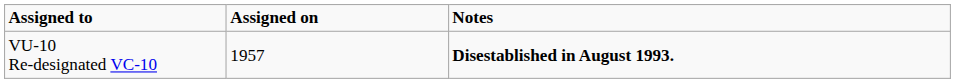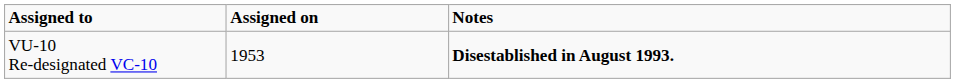(247, 54) 1957 -> (247, 54) 1953
